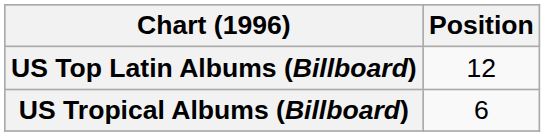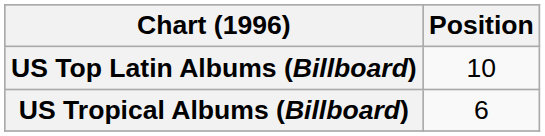(481, 67) 12 -> (481, 67) 10
